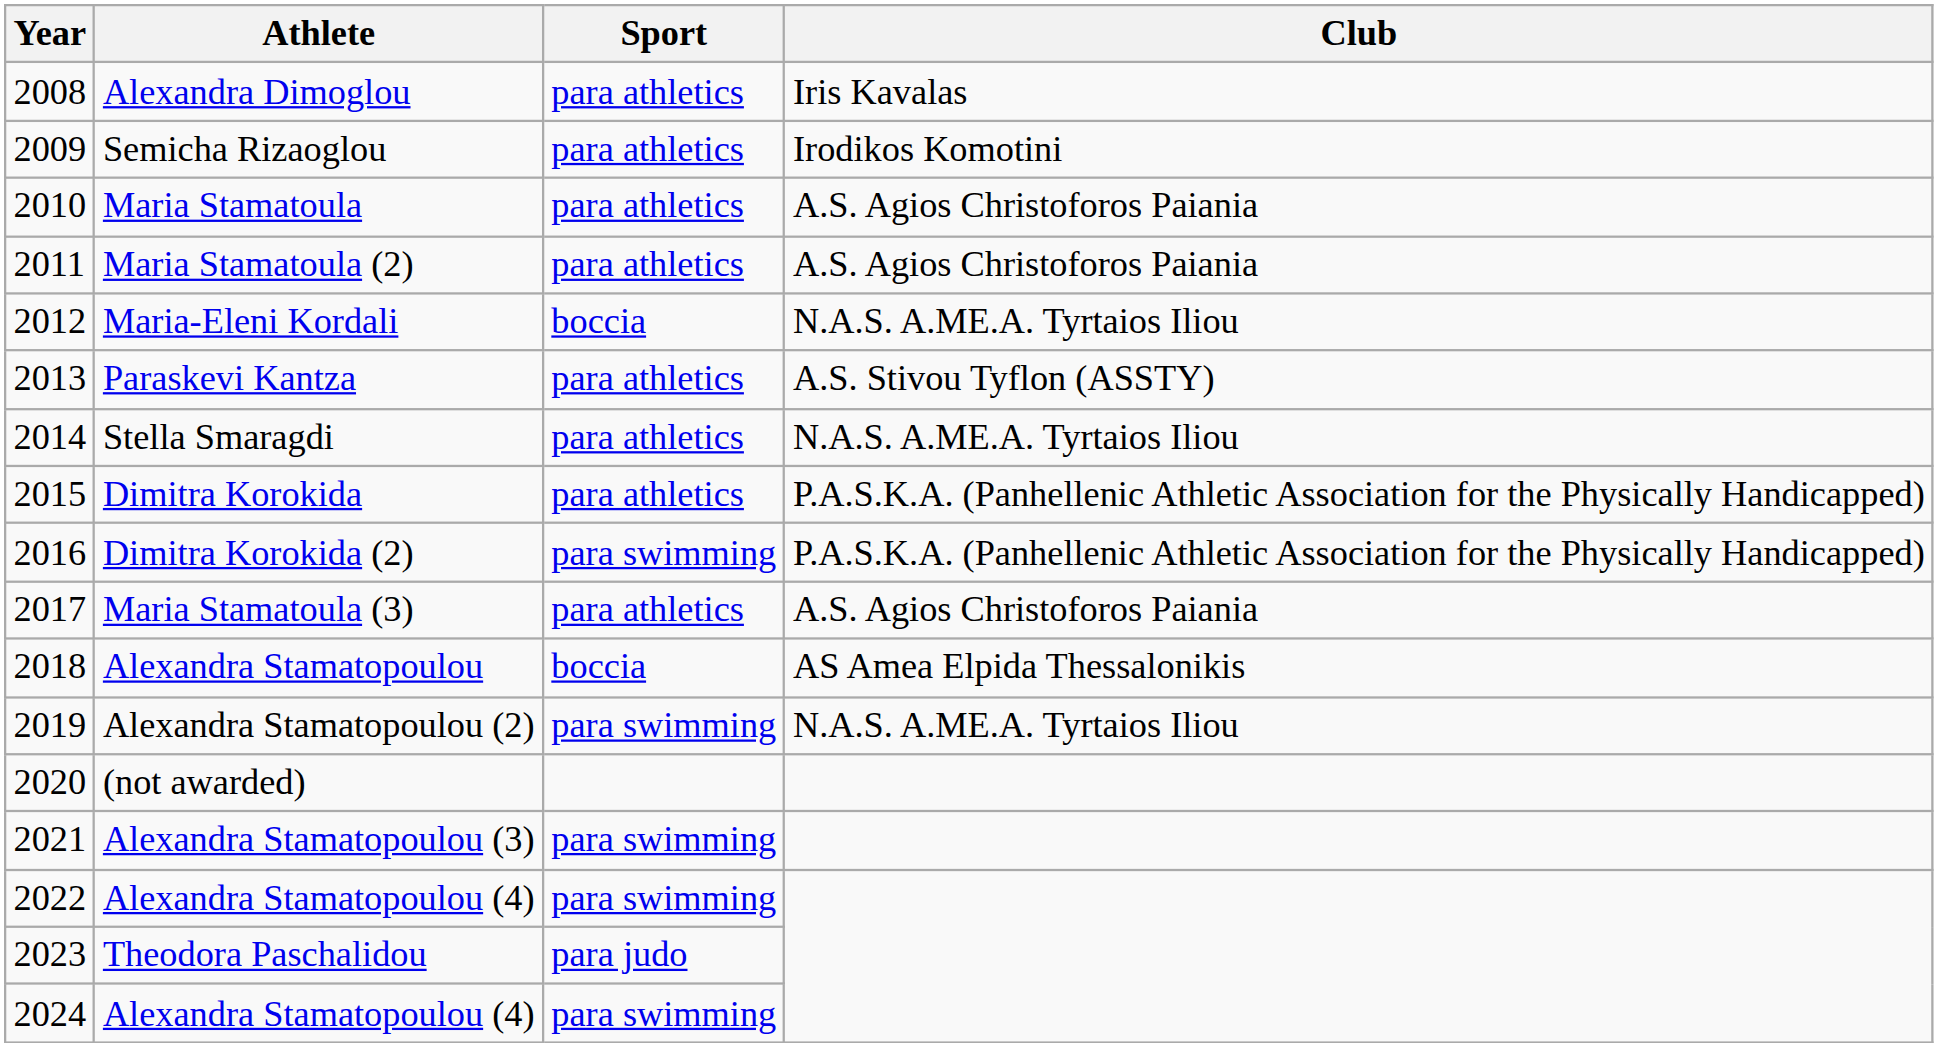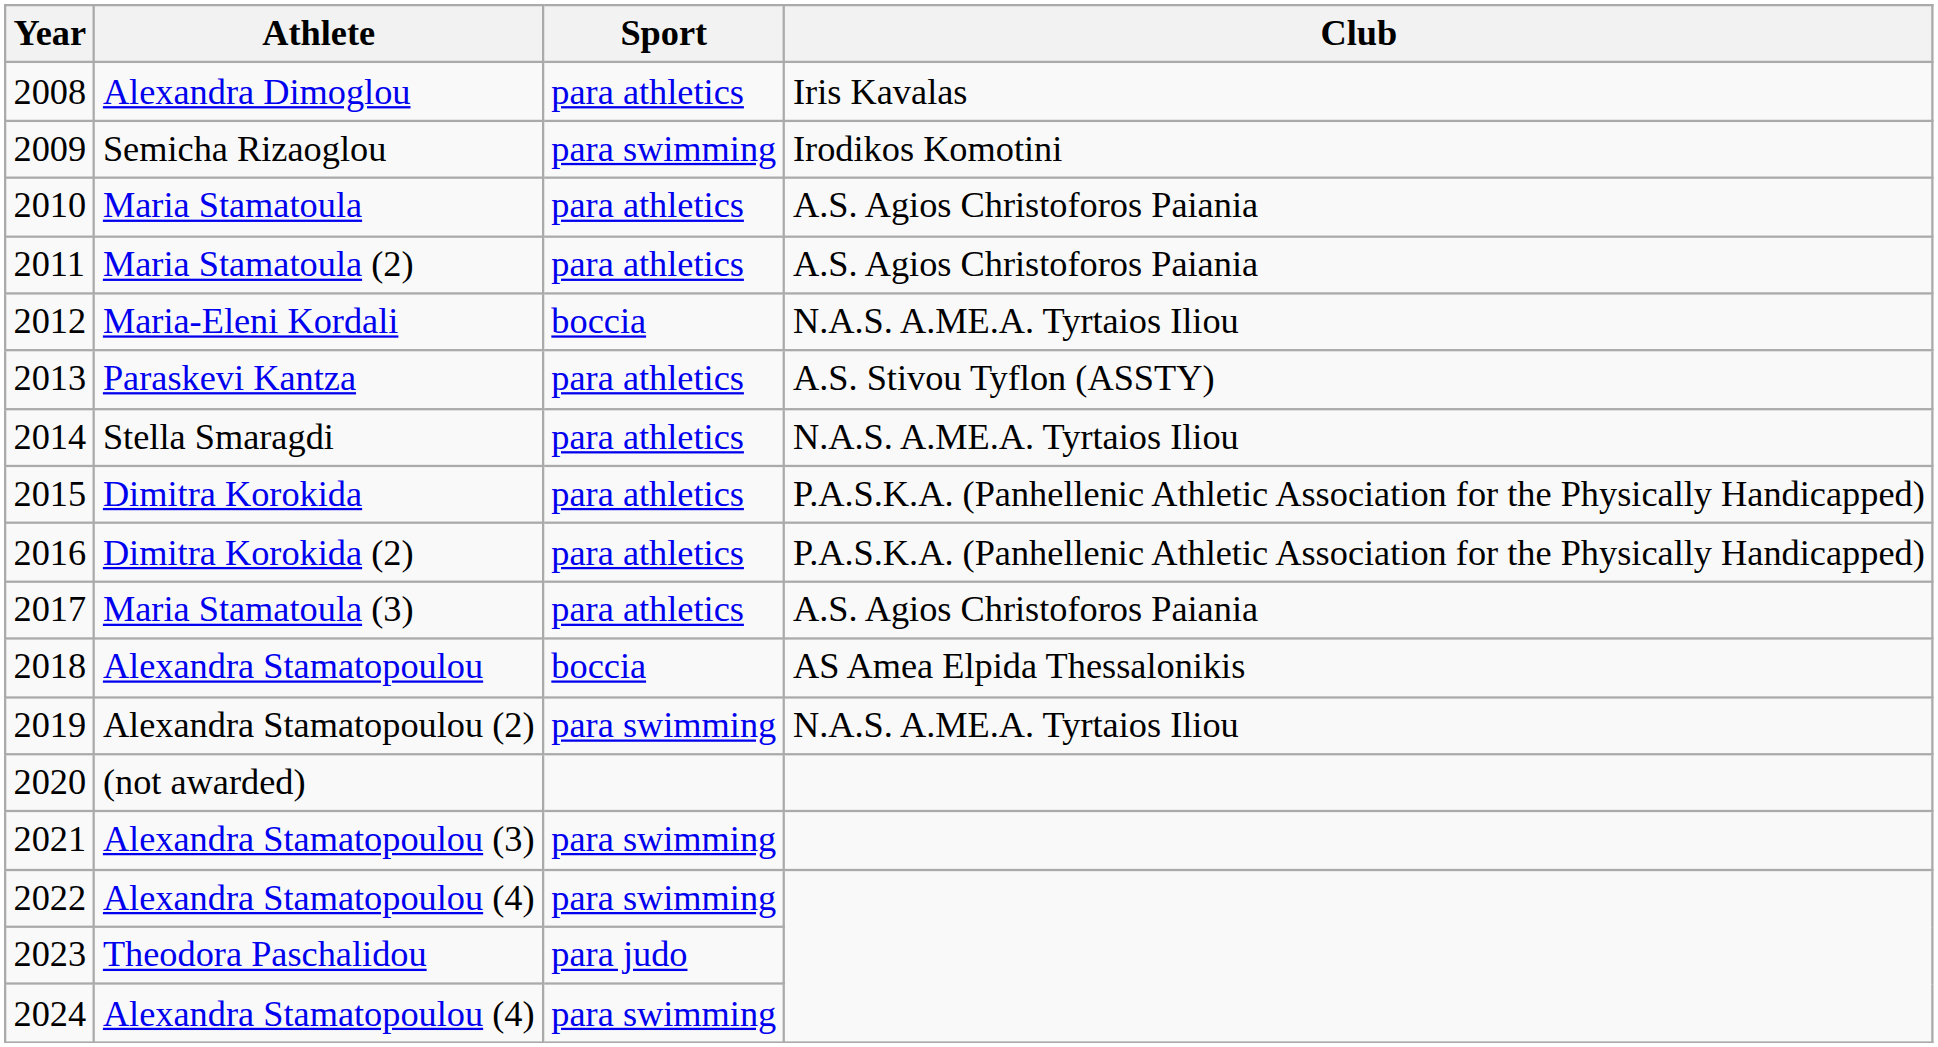(648, 148) para athletics -> (664, 148) para swimming
(664, 551) para swimming -> (648, 551) para athletics
